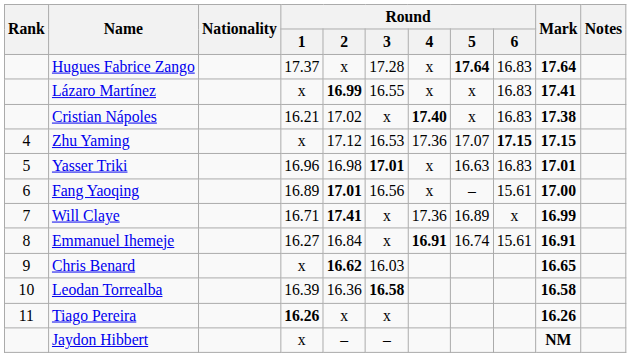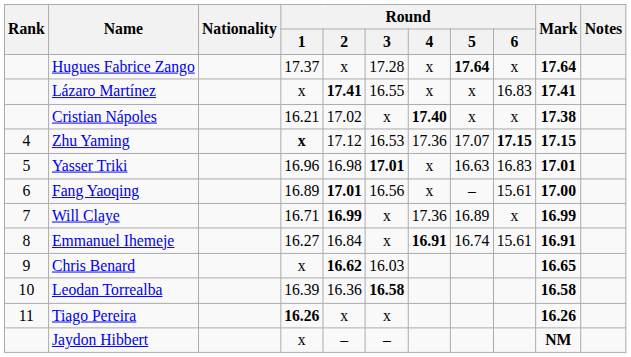(514, 66) 16.83 -> (514, 66) x
(344, 91) 16.99 -> (344, 91) 17.41
(514, 116) 16.83 -> (514, 116) x
(302, 141) normal -> (302, 141) bold
(344, 215) 17.41 -> (344, 215) 16.99
